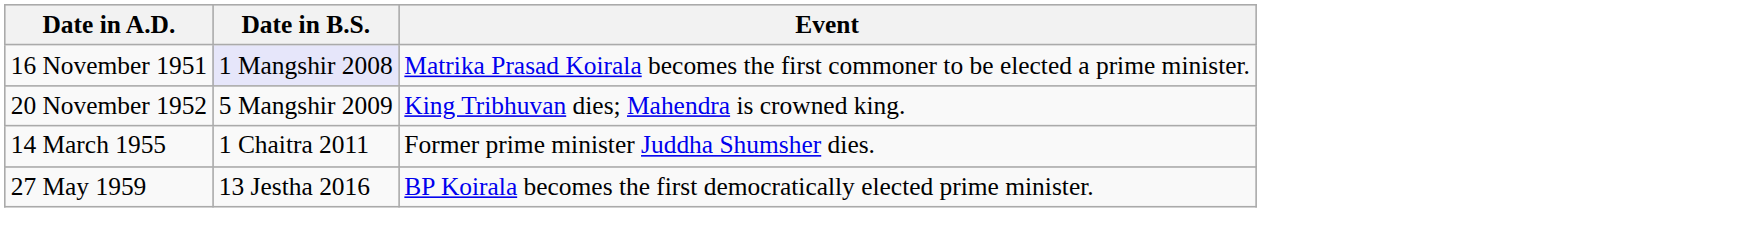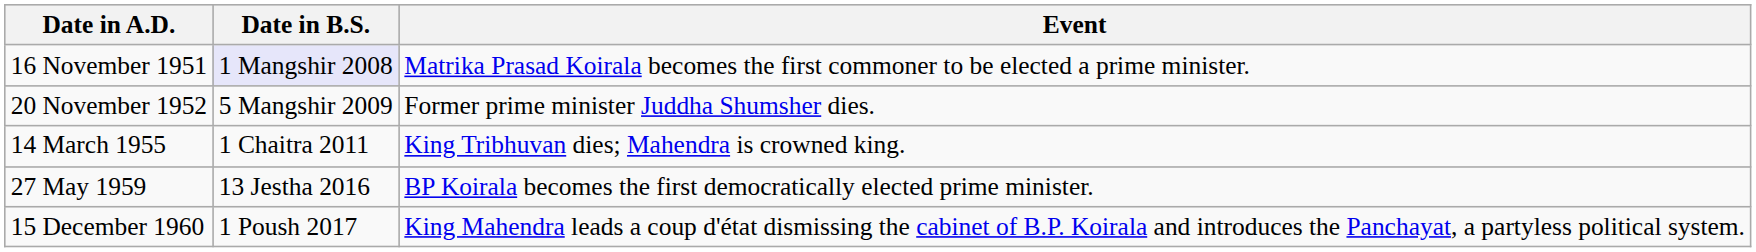(655, 105) King Tribhuvan dies; Mahendra is crowned king. -> (640, 105) Former prime minister Juddha Shumsher dies.
(640, 145) Former prime minister Juddha Shumsher dies. -> (655, 145) King Tribhuvan dies; Mahendra is crowned king.
+ row: (107, 226)
